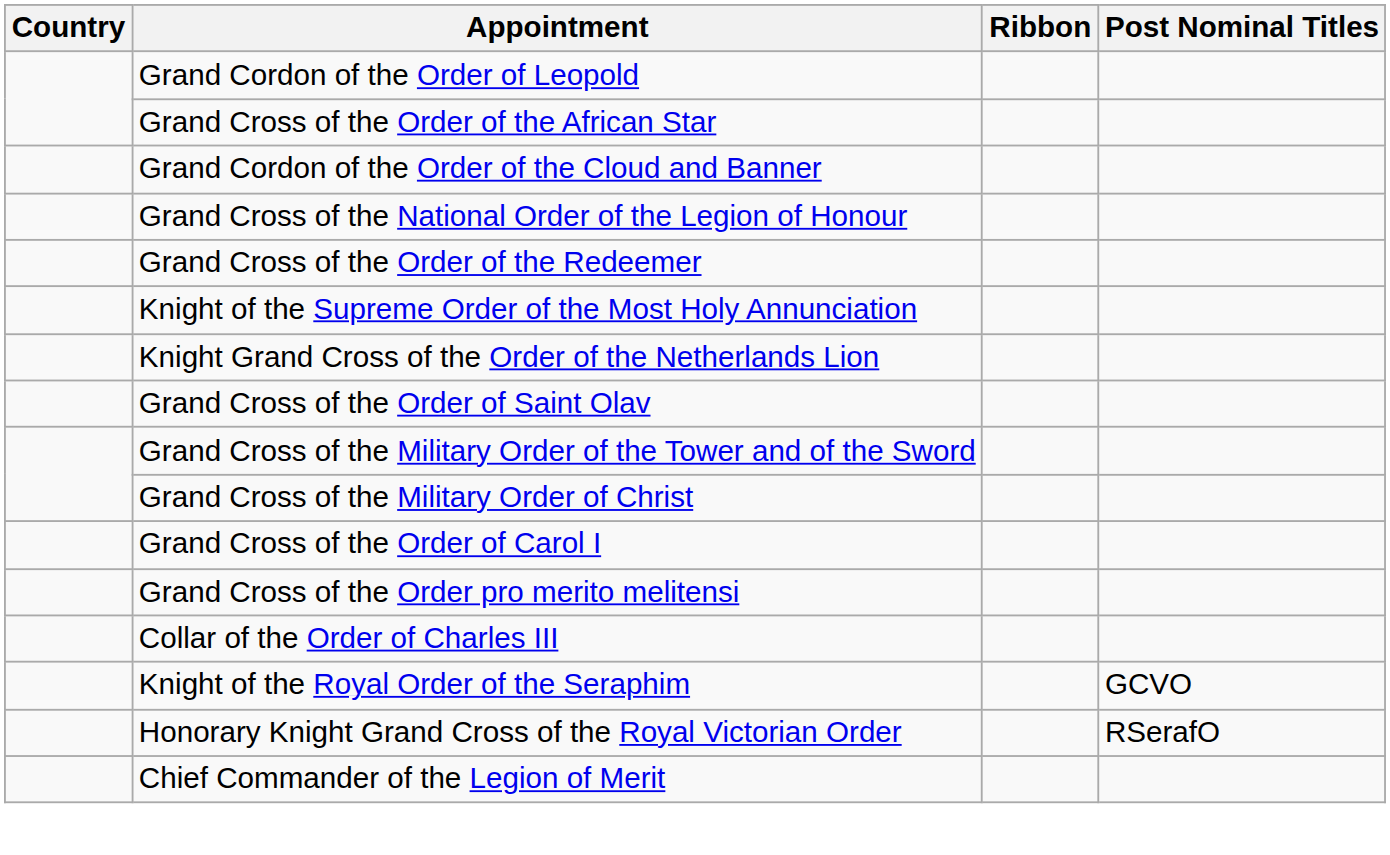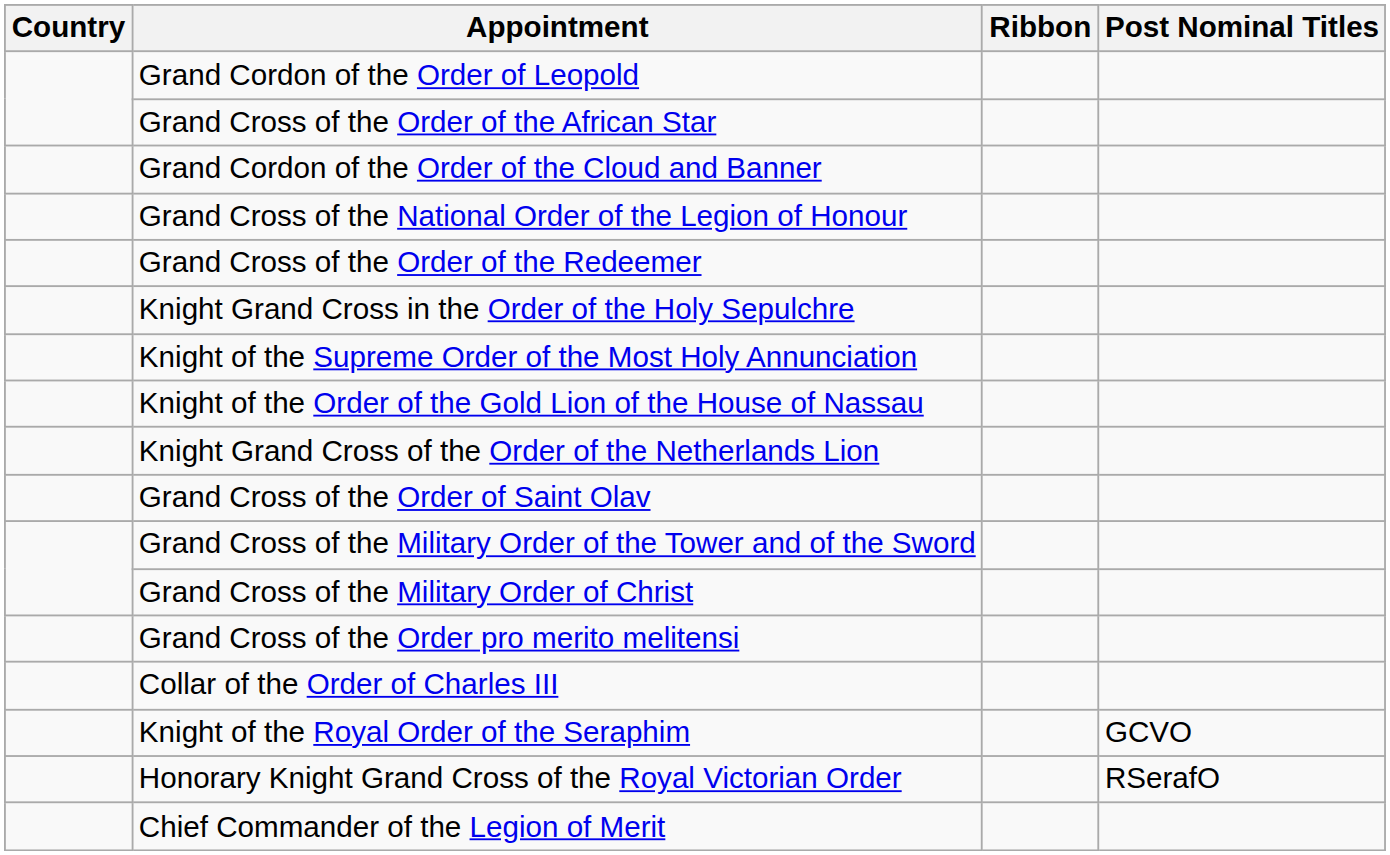+ row: (497, 309)
+ row: (531, 403)
- row: (370, 544)
